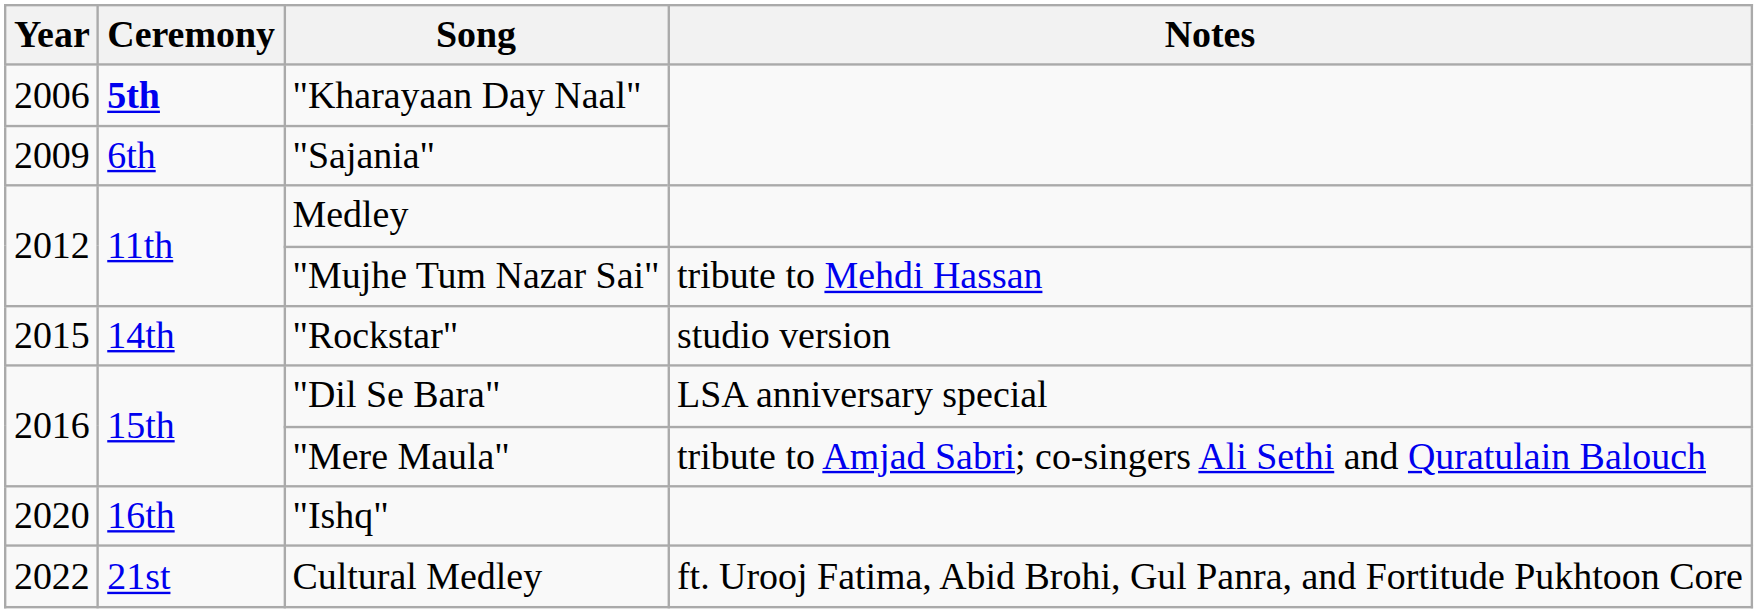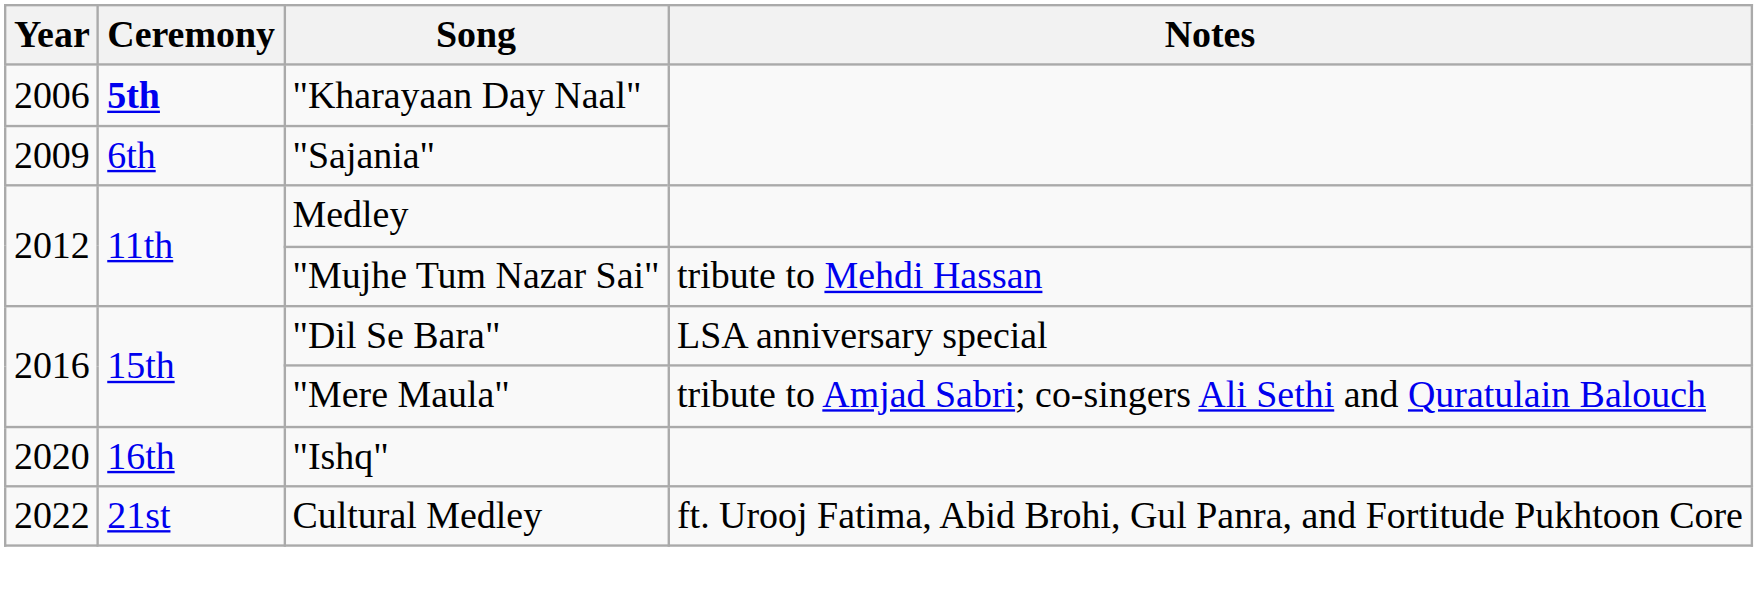- row: (375, 335)
